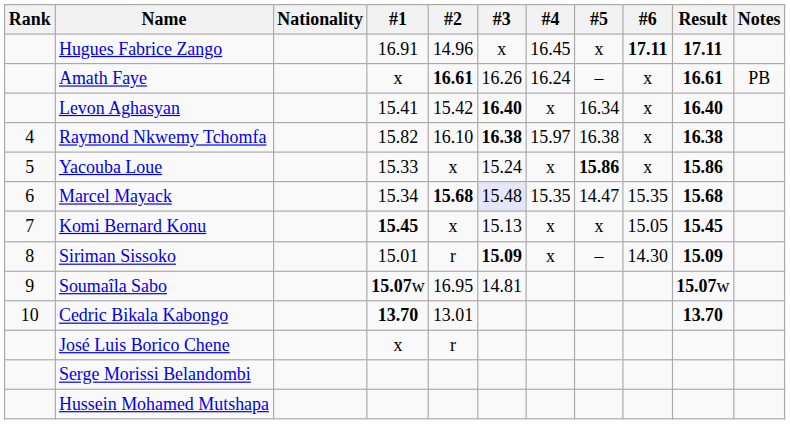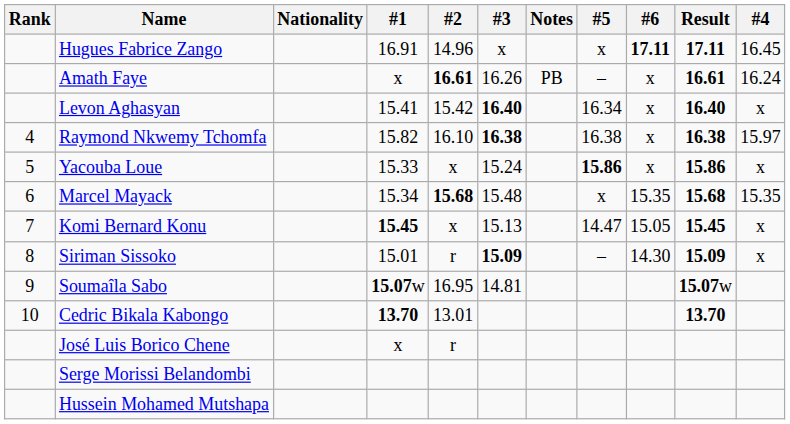columns swapped: (550, 19) <-> (759, 19)
(502, 196) lavender background -> (502, 196) no background
(599, 196) 14.47 -> (602, 196) x
(599, 226) x -> (602, 226) 14.47
